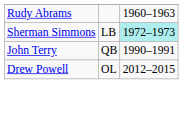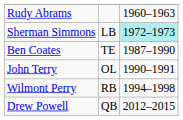+ row: (34, 50)
(109, 50) QB -> (109, 69) OL
+ row: (42, 87)
(109, 69) OL -> (109, 106) QB
